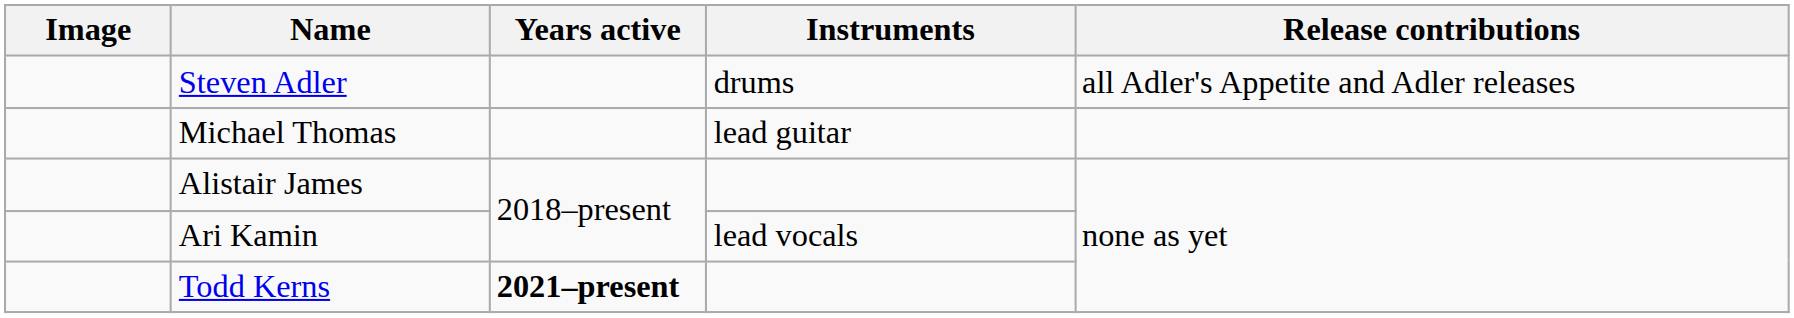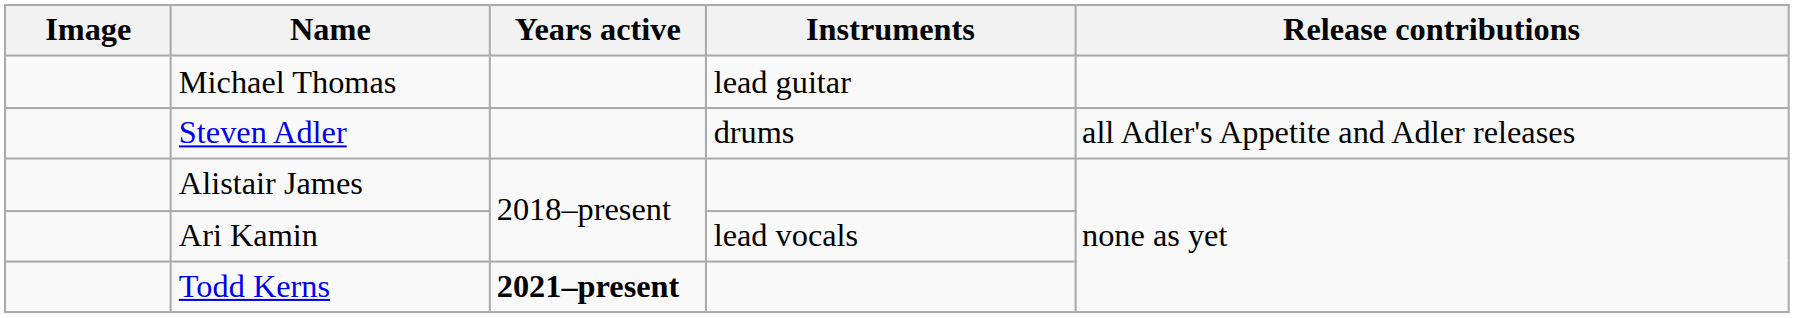rows swapped: (263, 81) <-> (288, 132)
